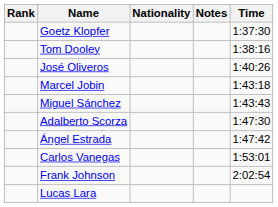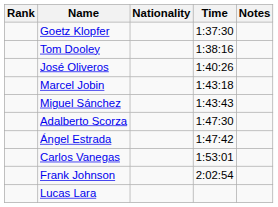columns swapped: (251, 13) <-> (211, 13)
